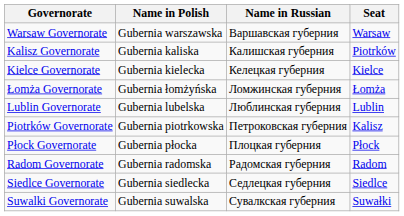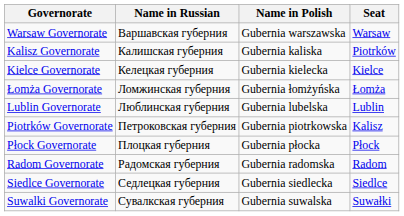columns swapped: (288, 13) <-> (171, 13)
